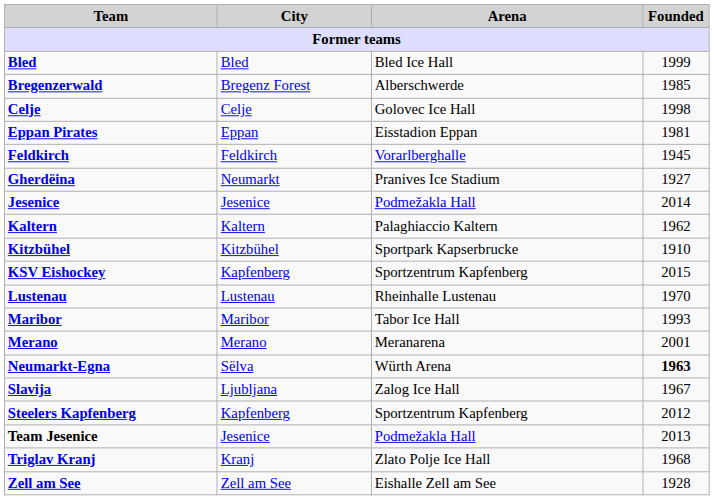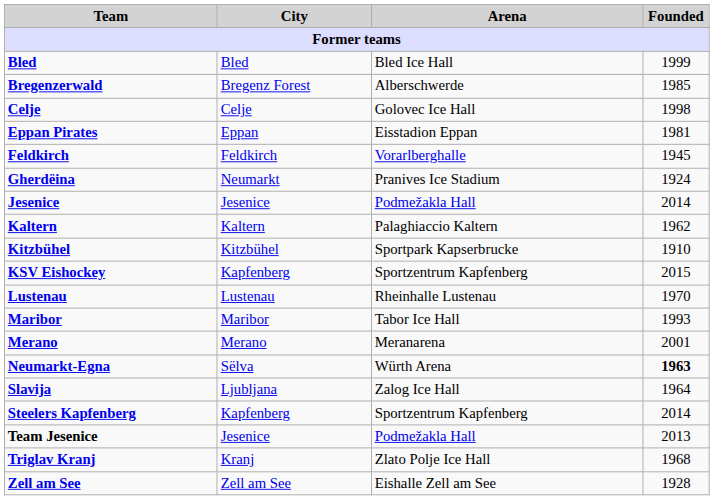(676, 179) 1927 -> (676, 179) 1924
(676, 389) 1967 -> (676, 389) 1964
(676, 413) 2012 -> (676, 413) 2014
